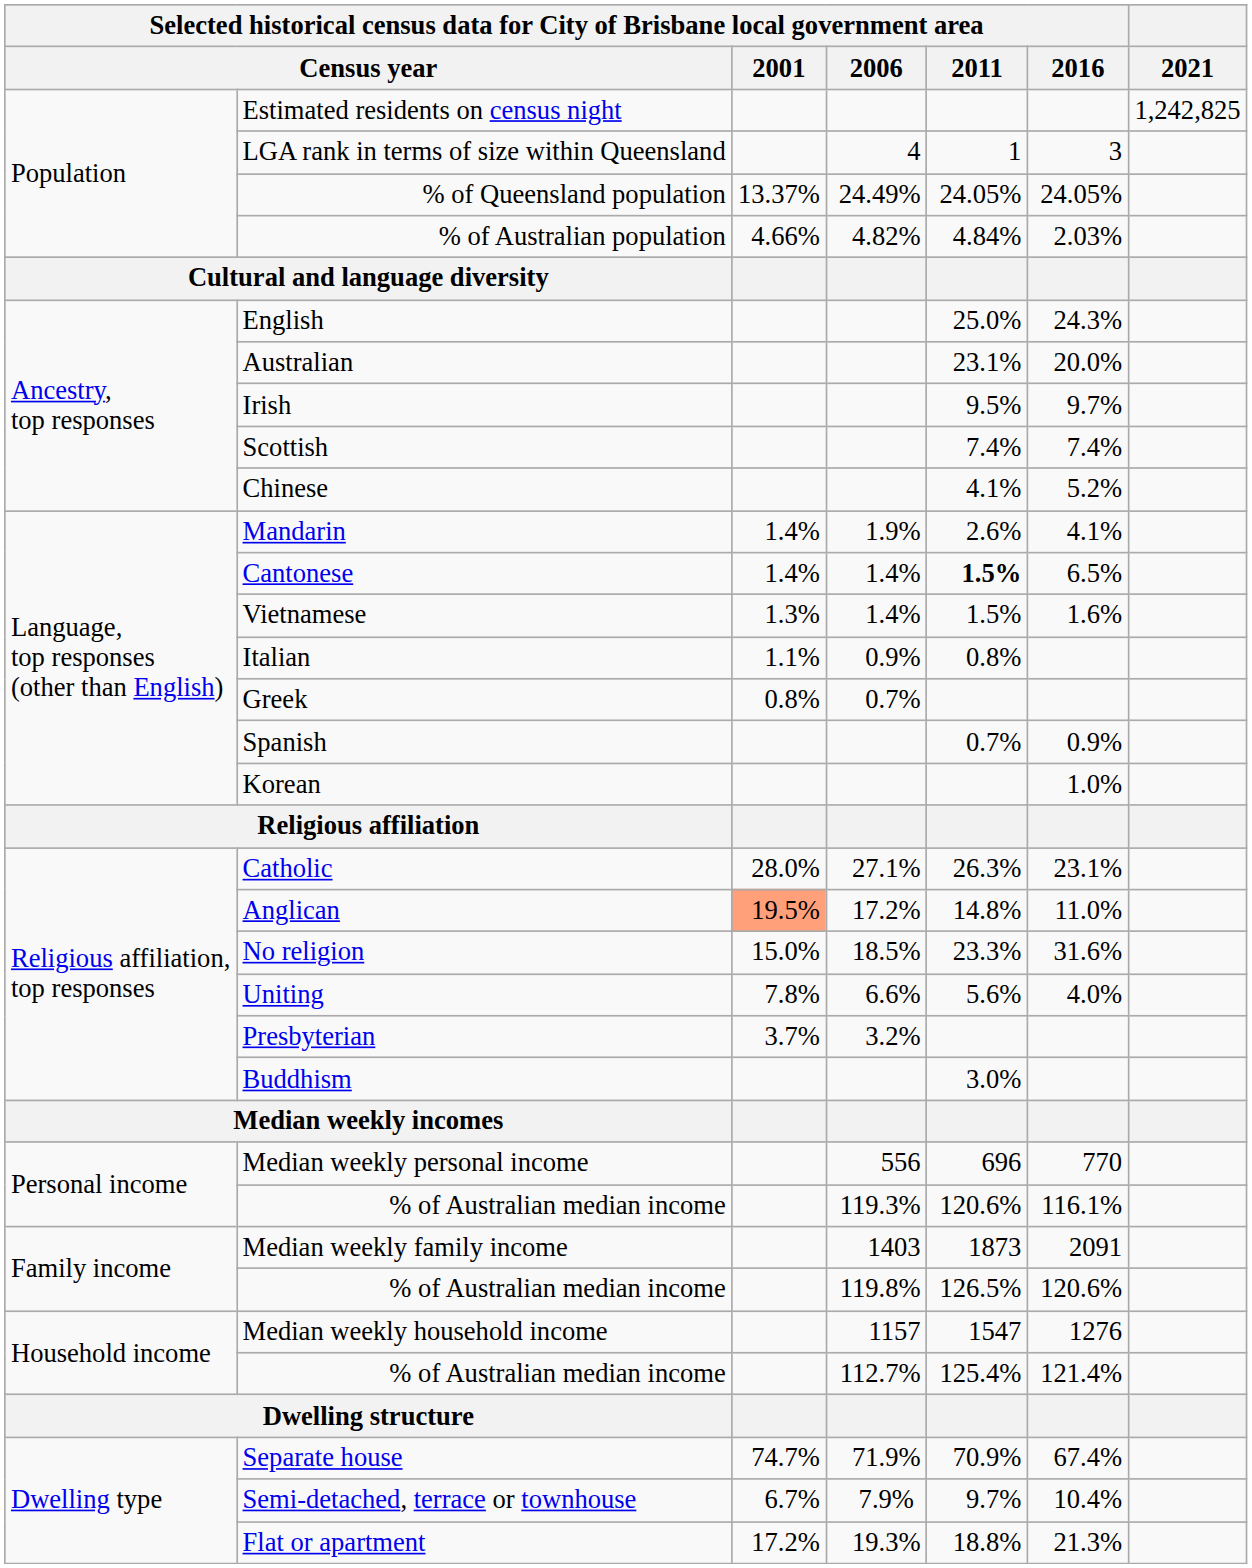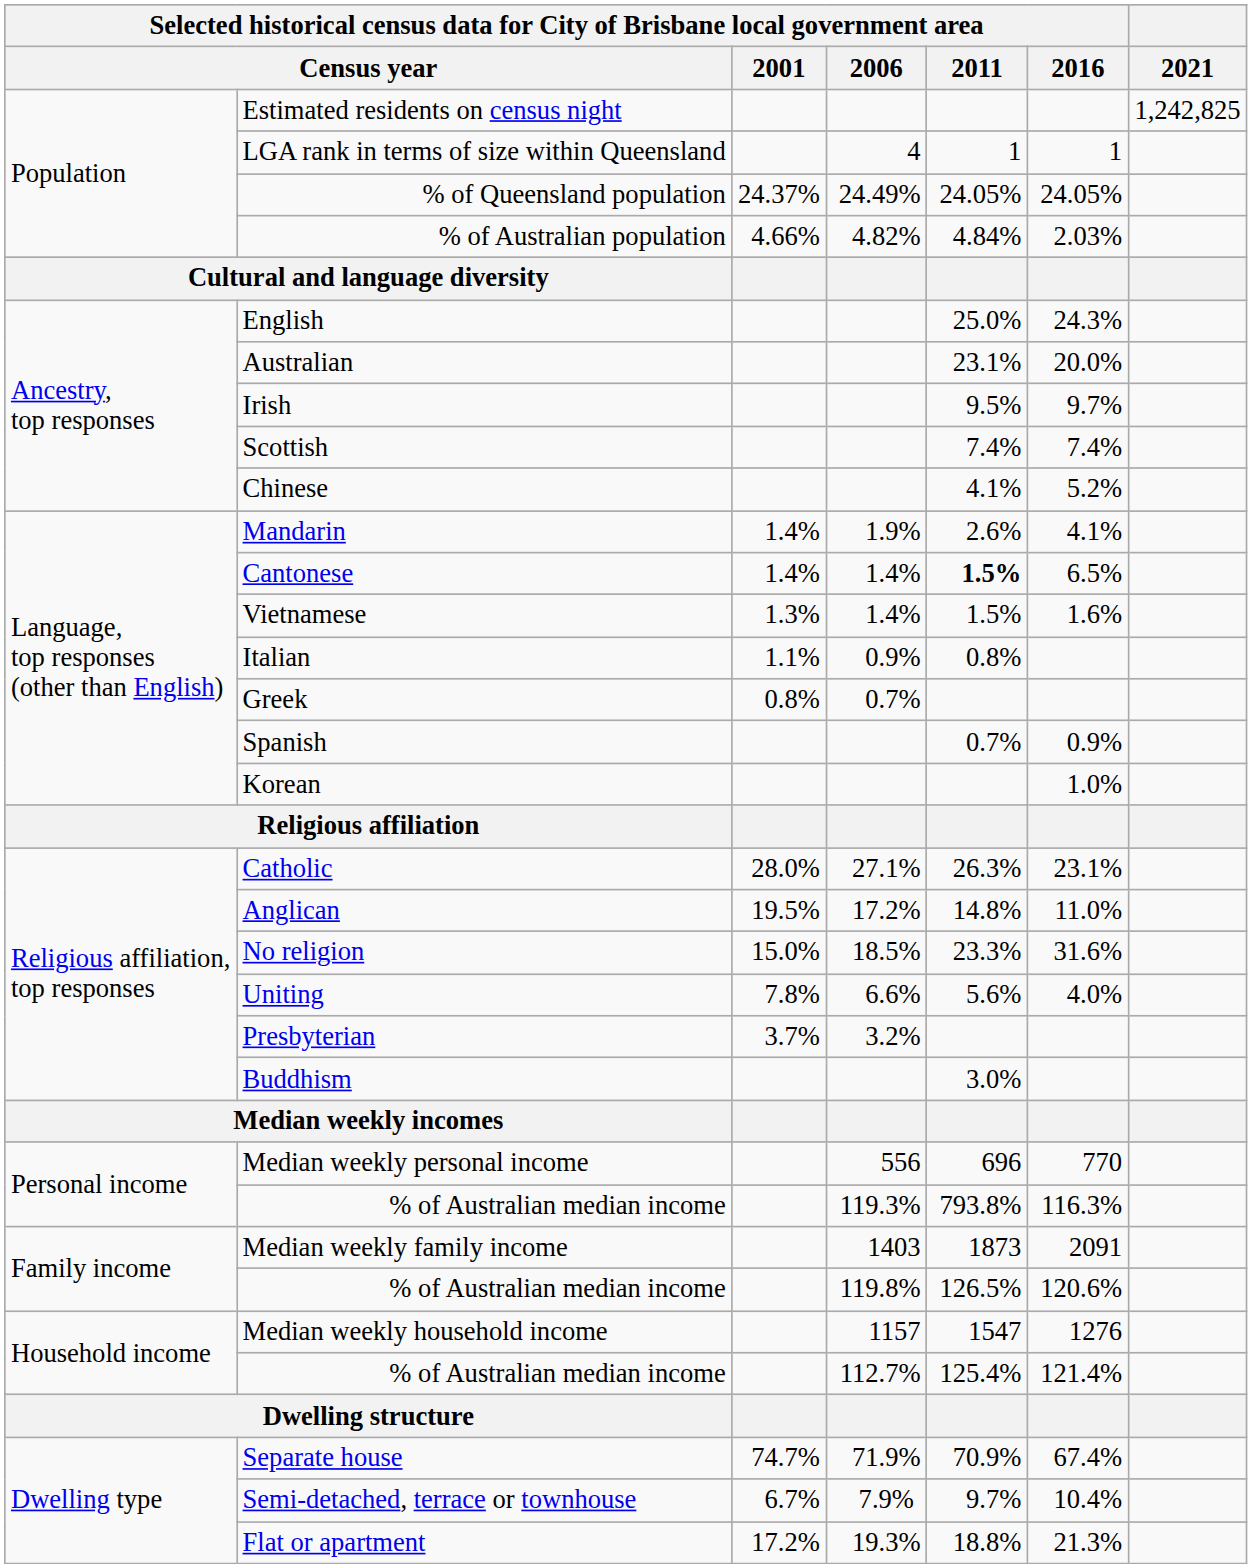(1112, 151) 3 -> (1112, 151) 1
(779, 194) 13.37% -> (779, 194) 24.37%
(786, 910) lightsalmon background -> (786, 910) no background
(980, 1204) 120.6% -> (980, 1204) 793.8%
(1082, 1204) 116.1% -> (1082, 1204) 116.3%
